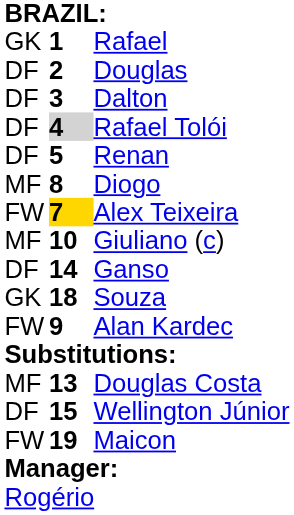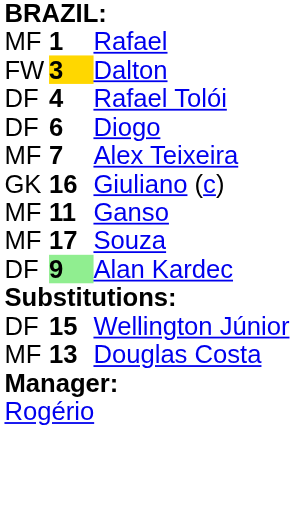(23, 41) GK -> (23, 41) MF
- row: (140, 70)
(22, 98) DF -> (24, 70) FW
(56, 98) no background -> (56, 70) gold background
(56, 127) lightgrey background -> (56, 98) no background
- row: (131, 155)
(23, 184) MF -> (22, 127) DF
(56, 184) 8 -> (56, 127) 6
(24, 212) FW -> (23, 155) MF
(56, 212) gold background -> (56, 155) no background
(23, 241) MF -> (23, 184) GK
(63, 241) 10 -> (63, 184) 16
(22, 269) DF -> (23, 212) MF
(63, 269) 14 -> (62, 212) 11
(23, 298) GK -> (23, 241) MF
(63, 298) 18 -> (63, 241) 17
(24, 326) FW -> (22, 269) DF
(56, 326) no background -> (56, 269) lightgreen background
rows swapped: (191, 411) <-> (177, 383)
- row: (135, 440)
